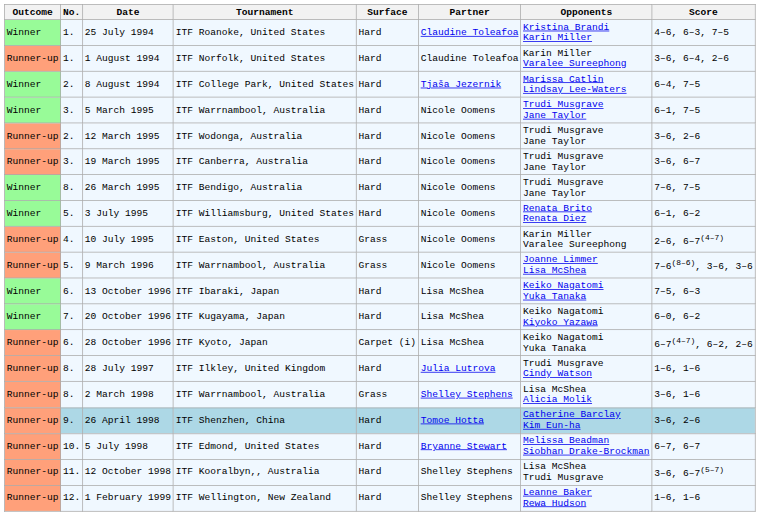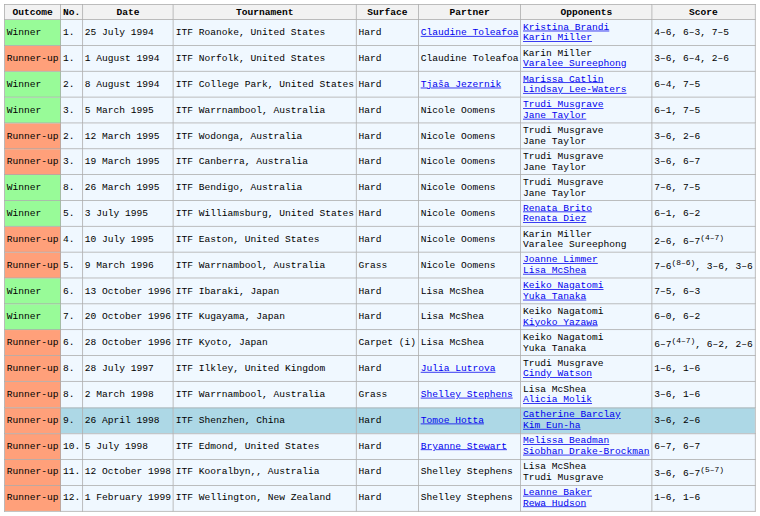(373, 239) Grass -> (370, 239) Hard
